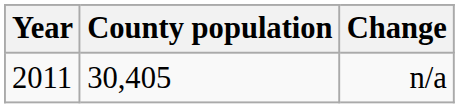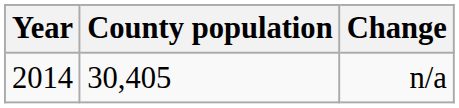(42, 77) 2011 -> (43, 77) 2014
